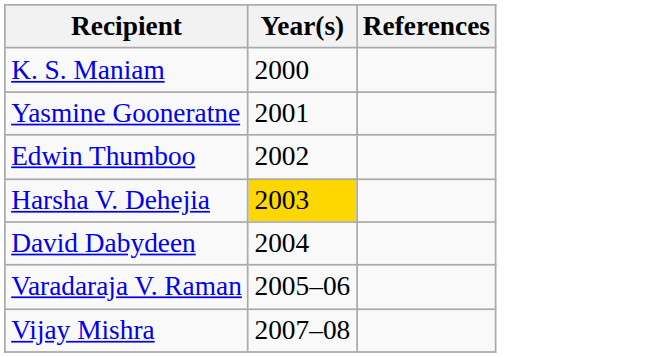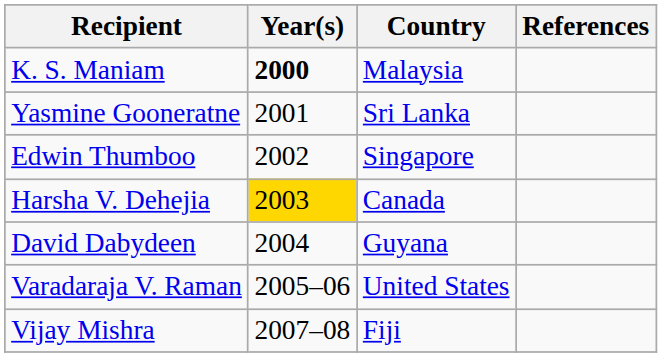+ column: (436, 26)
(282, 69) normal -> (282, 69) bold
